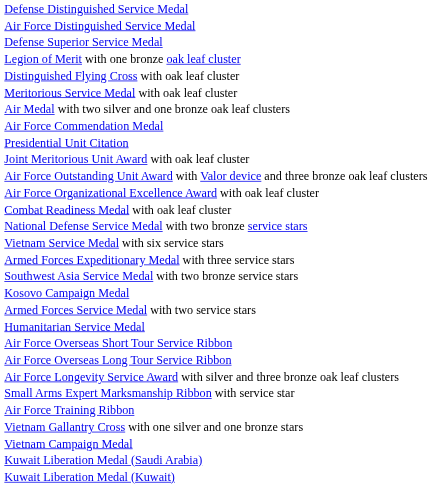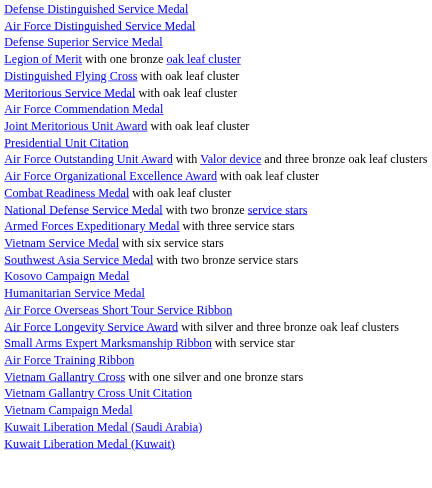- row: (147, 109)
rows swapped: (66, 142) <-> (127, 159)
rows swapped: (149, 260) <-> (114, 243)
- row: (130, 310)
- row: (118, 360)
+ row: (98, 393)
